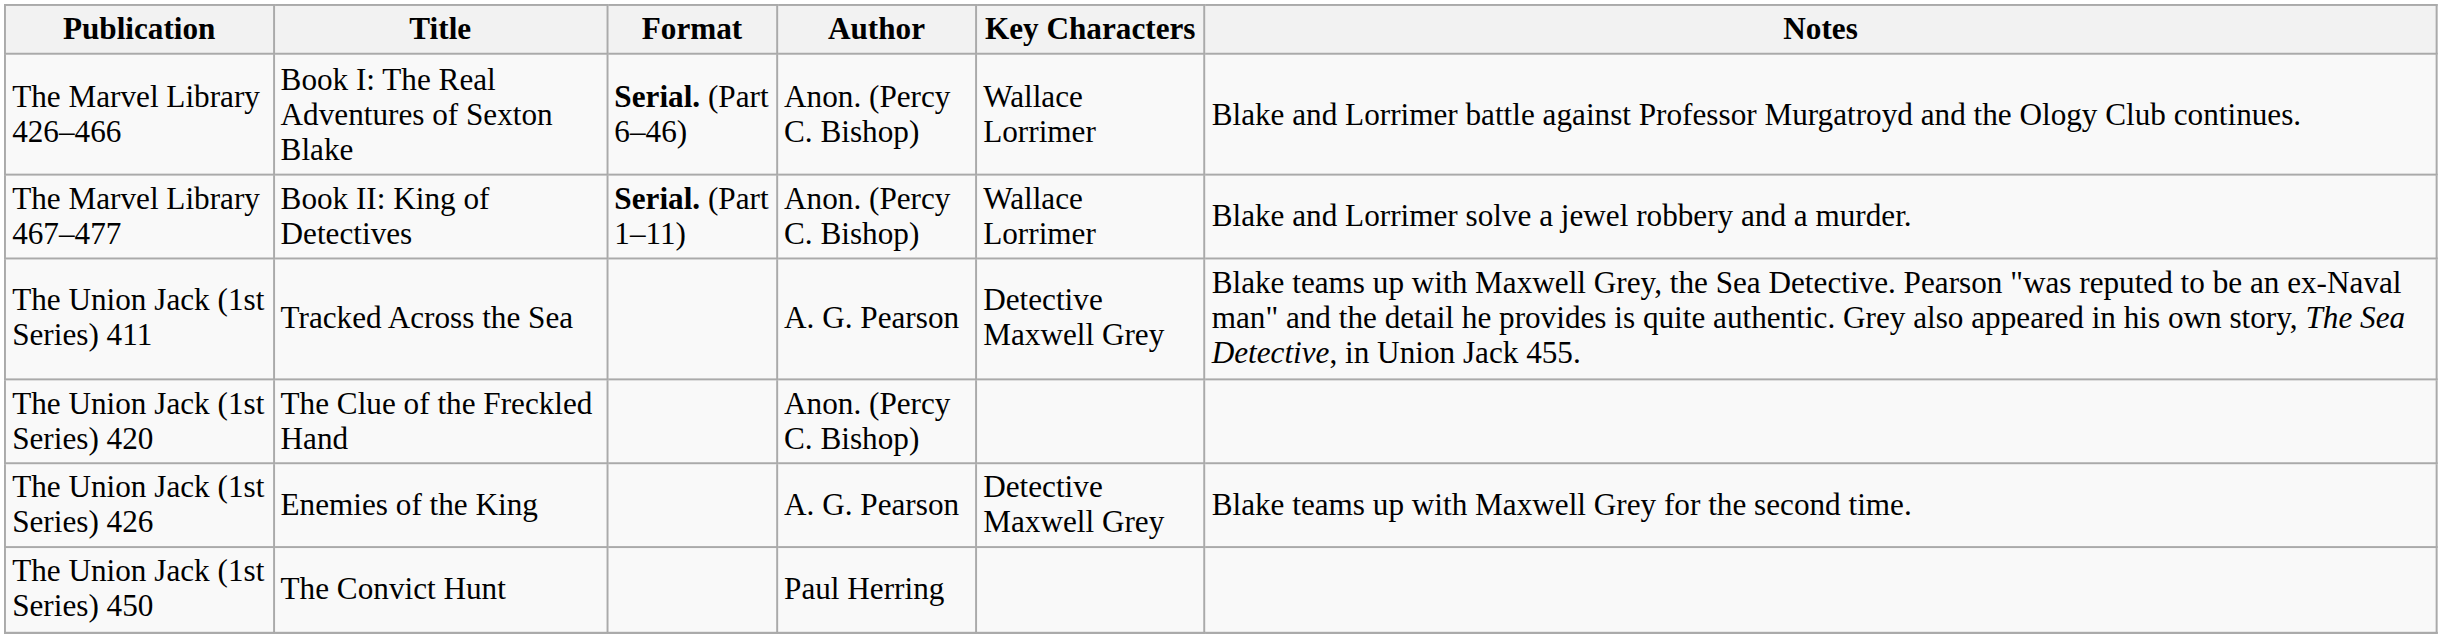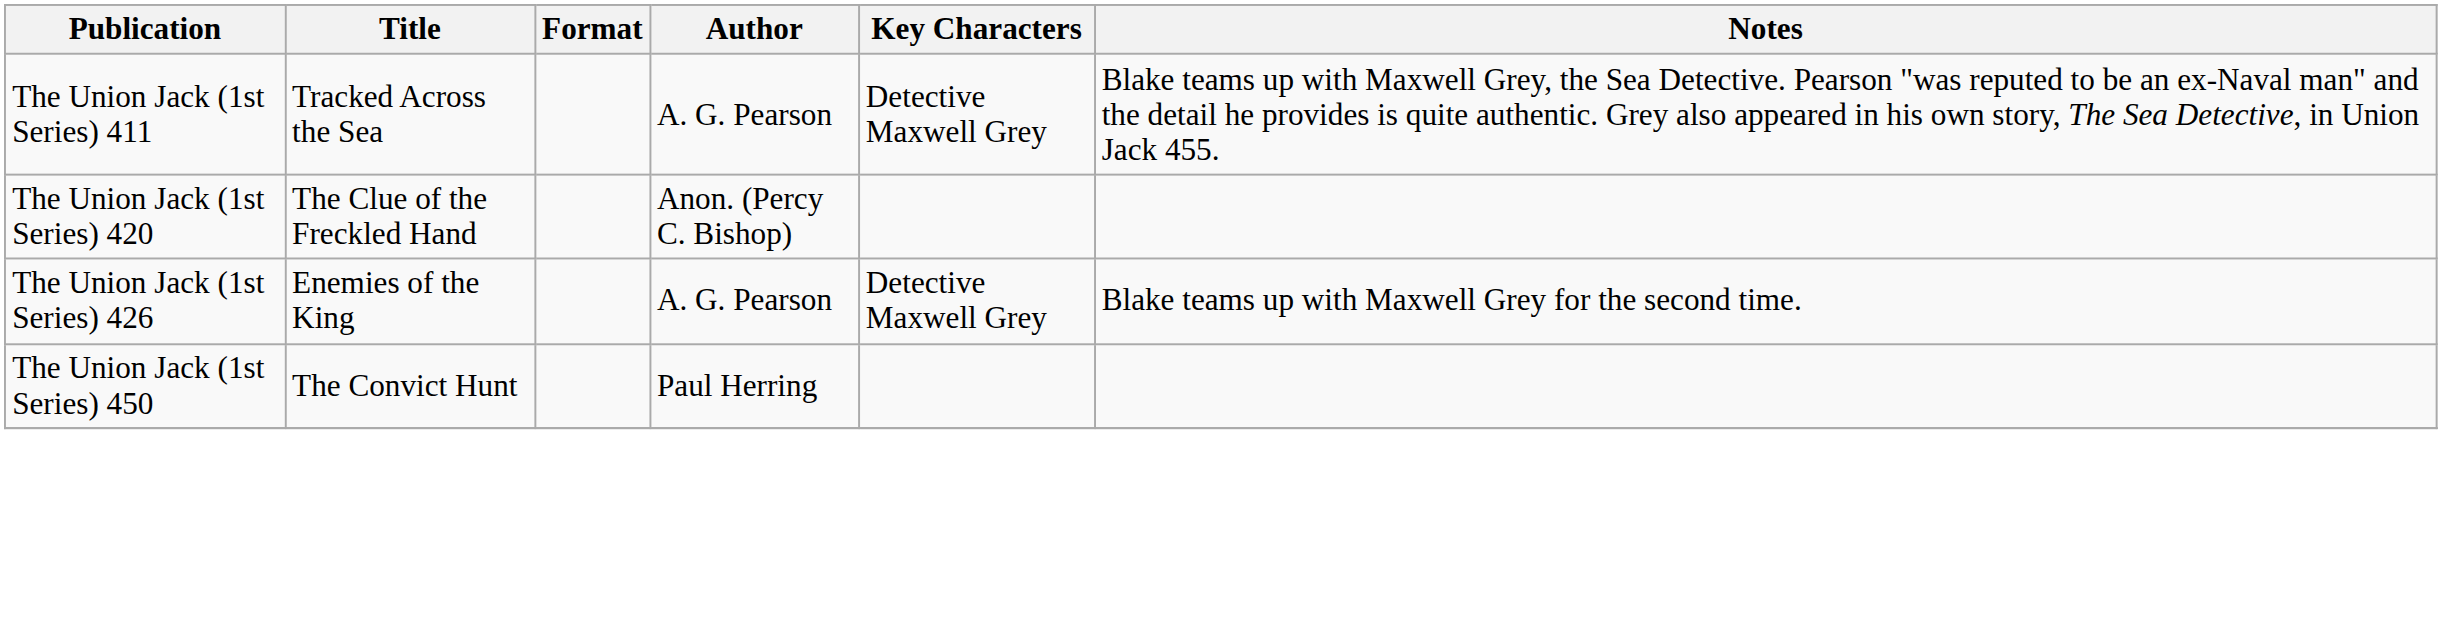- row: (136, 113)
- row: (136, 215)
